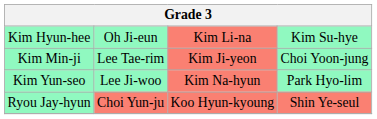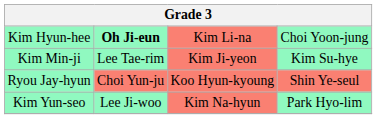(131, 37) normal -> (131, 37) bold
(324, 37) Kim Su-hye -> (324, 37) Choi Yoon-jung
(324, 59) Choi Yoon-jung -> (324, 59) Kim Su-hye
rows swapped: (49, 102) <-> (49, 80)
